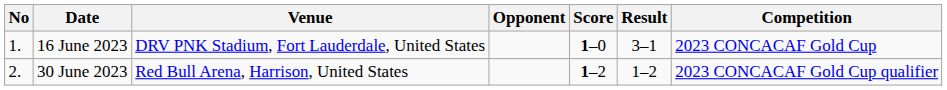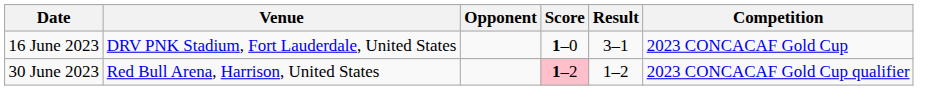- column: (19, 17)
(593, 71) no background -> (565, 71) pink background
